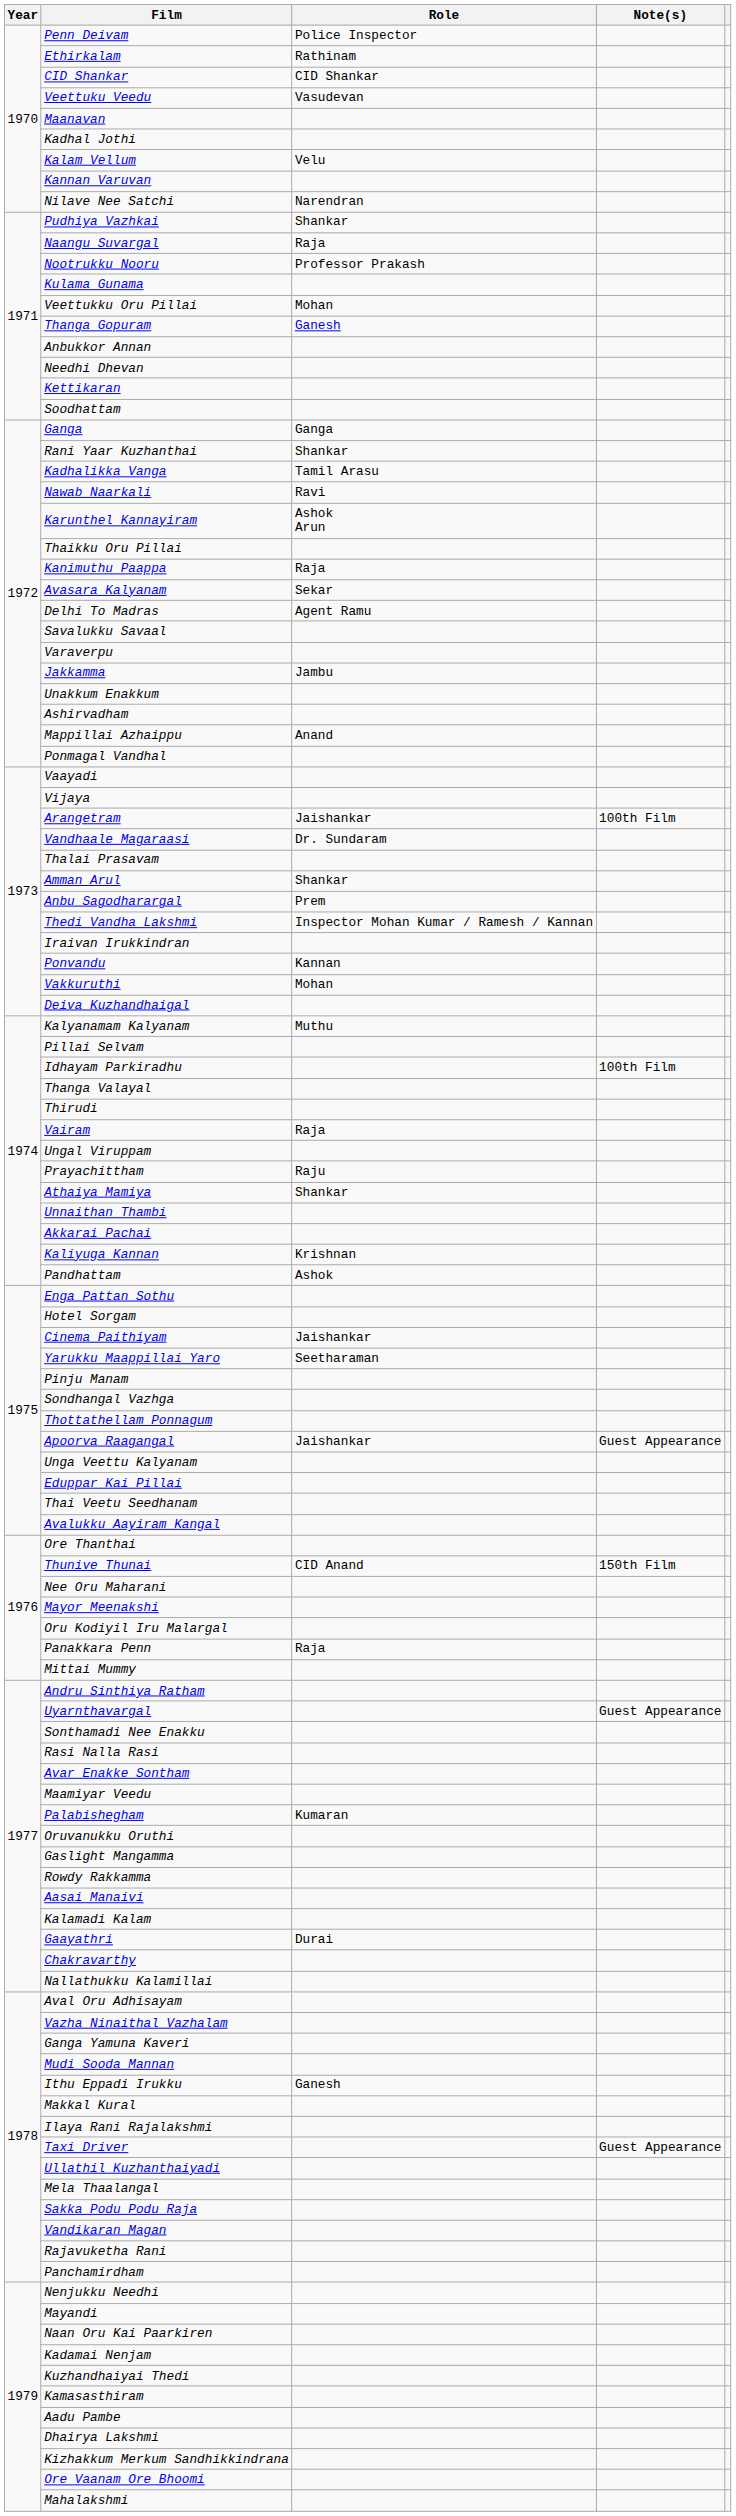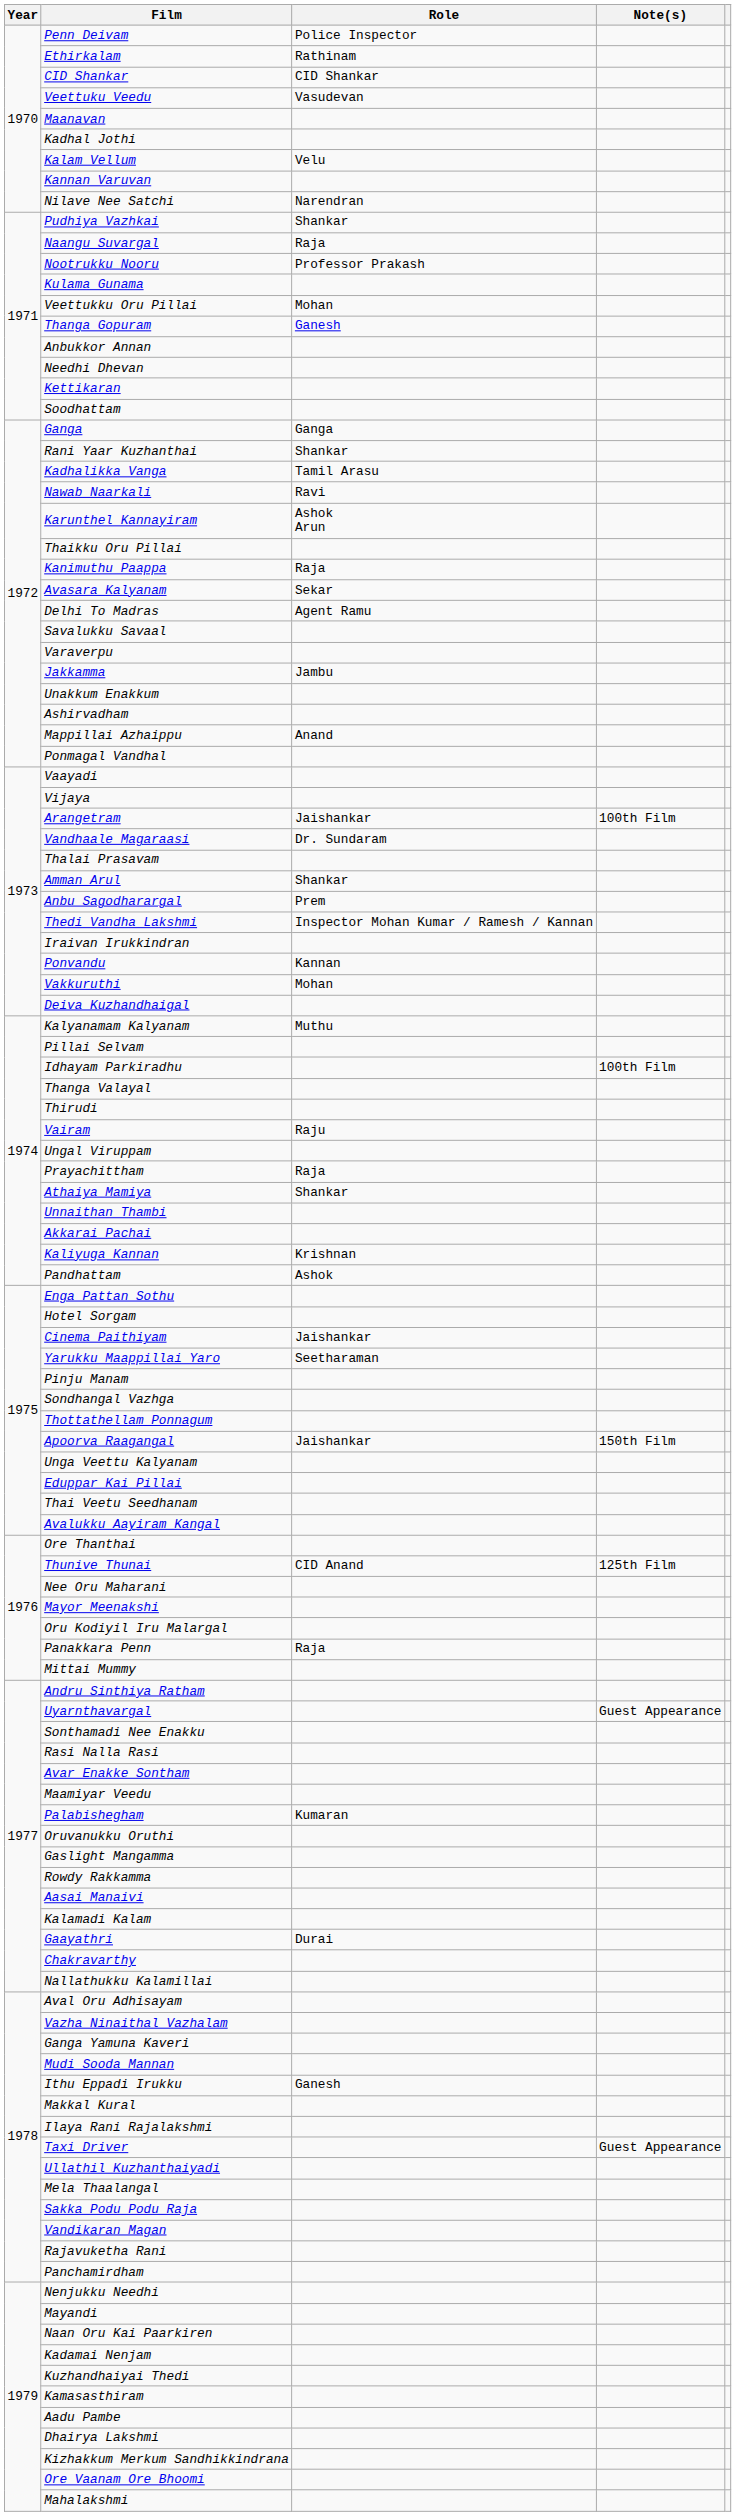(310, 1130) Raja -> (310, 1130) Raju
(310, 1172) Raju -> (310, 1172) Raja
(660, 1442) Guest Appearance -> (637, 1442) 150th Film
(637, 1566) 150th Film -> (637, 1566) 125th Film
